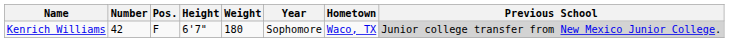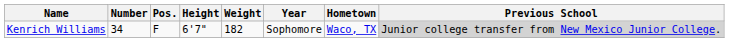(117, 30) 42 -> (117, 30) 34
(234, 30) 180 -> (234, 30) 182
